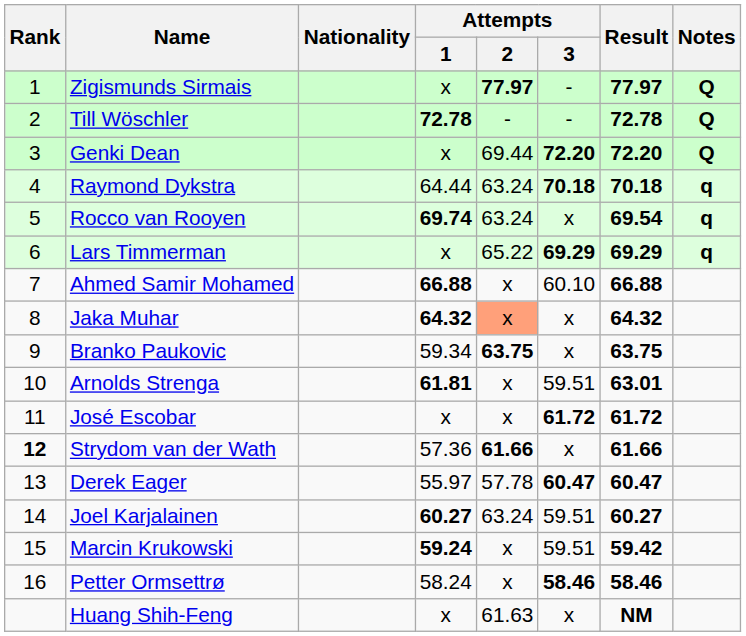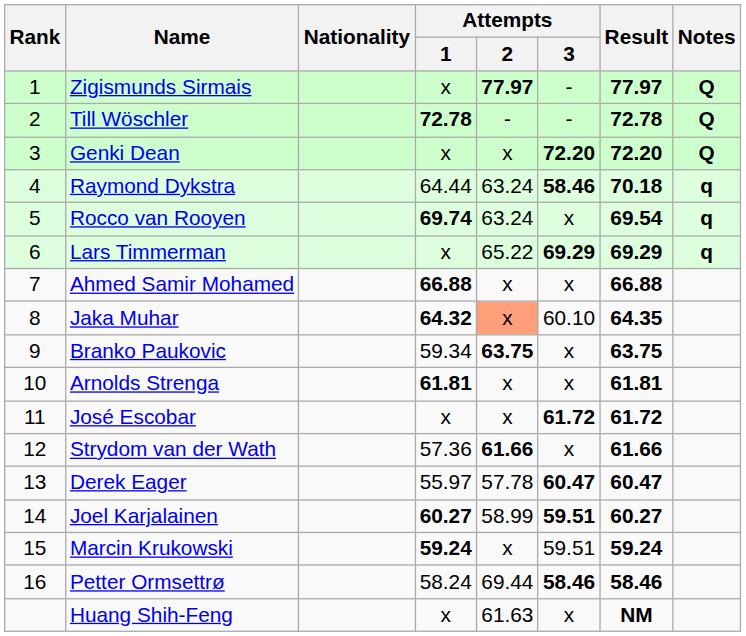(507, 152) 69.44 -> (507, 152) x
(569, 185) 70.18 -> (569, 185) 58.46
(569, 284) 60.10 -> (569, 284) x
(569, 317) x -> (569, 317) 60.10
(636, 317) 64.32 -> (636, 317) 64.35
(569, 383) 59.51 -> (569, 383) x
(636, 383) 63.01 -> (636, 383) 61.81
(35, 449) bold -> (35, 449) normal
(507, 515) 63.24 -> (507, 515) 58.99
(569, 515) normal -> (569, 515) bold
(636, 548) 59.42 -> (636, 548) 59.24
(507, 581) x -> (507, 581) 69.44
